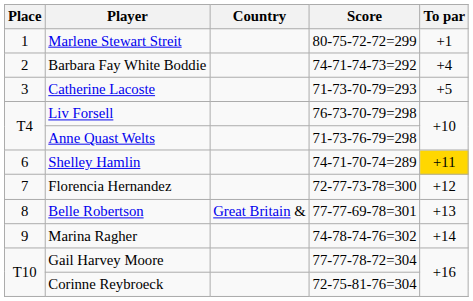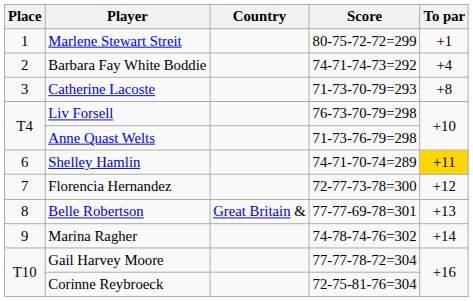(444, 89) +5 -> (444, 89) +8
